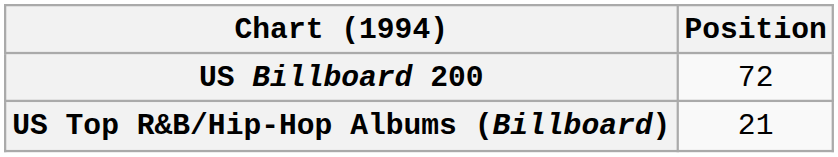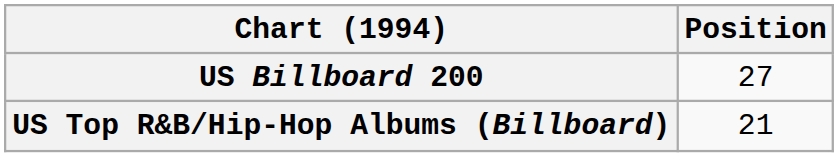(756, 78) 72 -> (756, 78) 27
